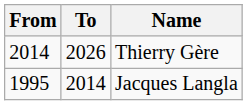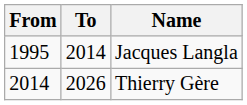rows swapped: (176, 83) <-> (167, 52)
